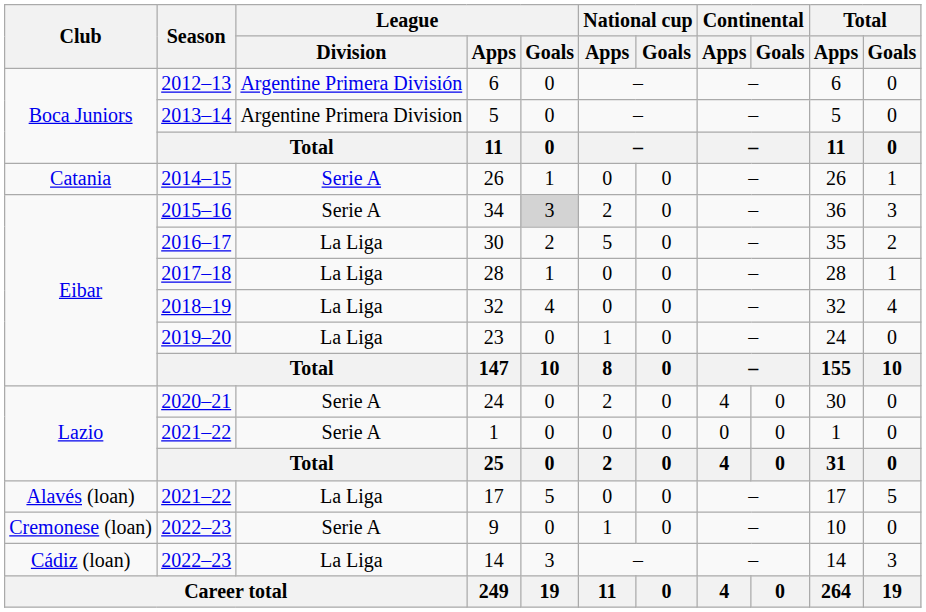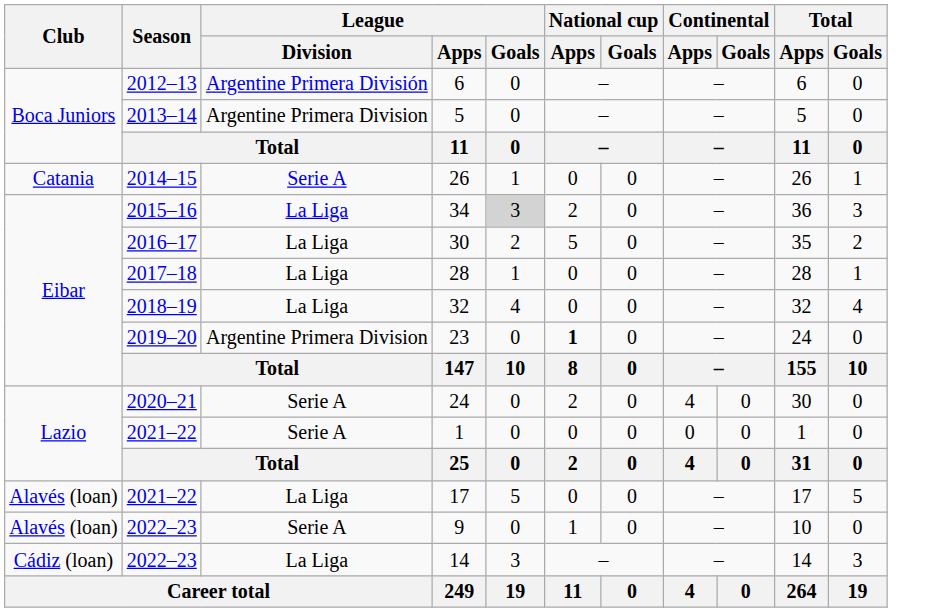(351, 210) Serie A -> (317, 210) La Liga
(351, 337) La Liga -> (317, 337) Argentine Primera Division
(607, 337) normal -> (573, 337) bold
(81, 527) Cremonese (loan) -> (63, 527) Alavés (loan)
